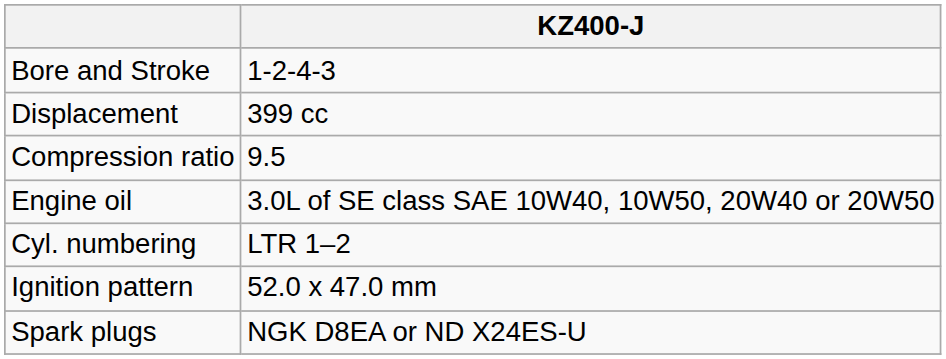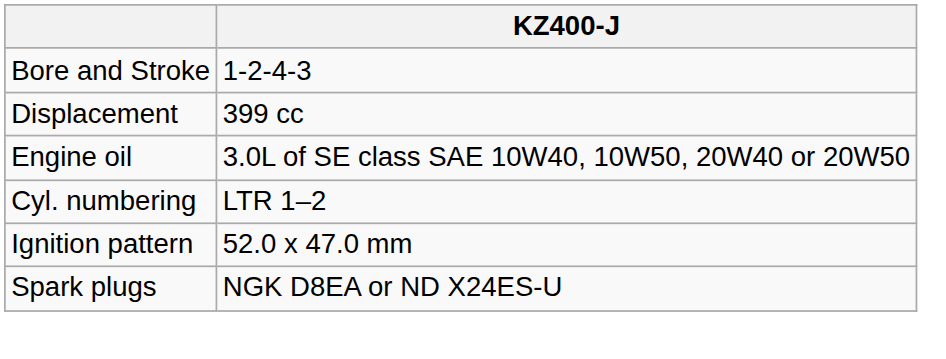- row: (123, 157)
